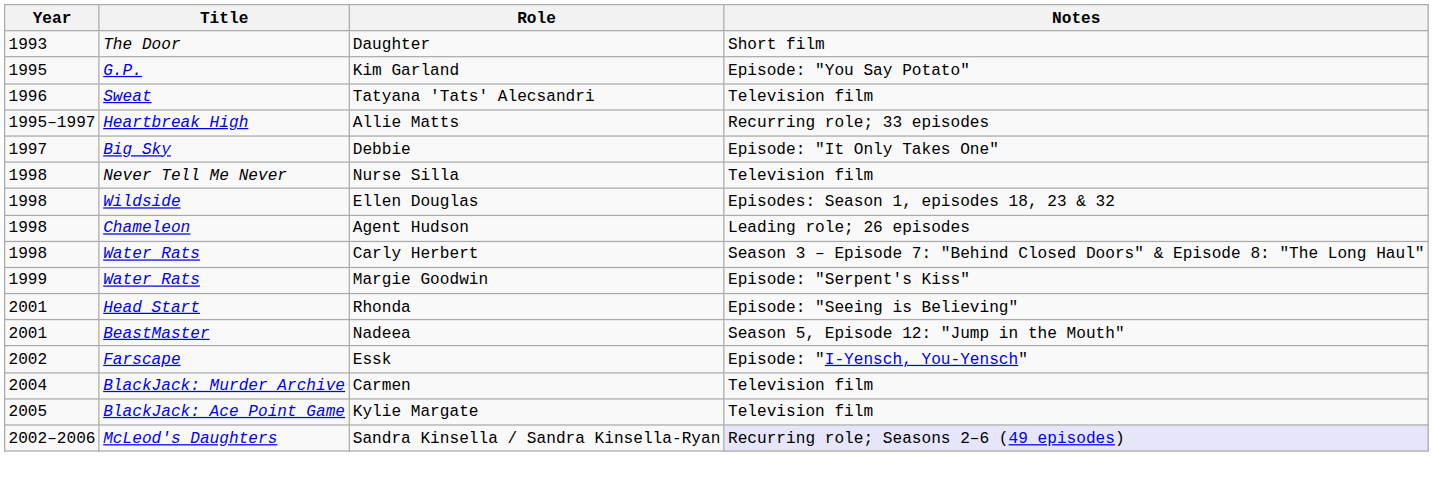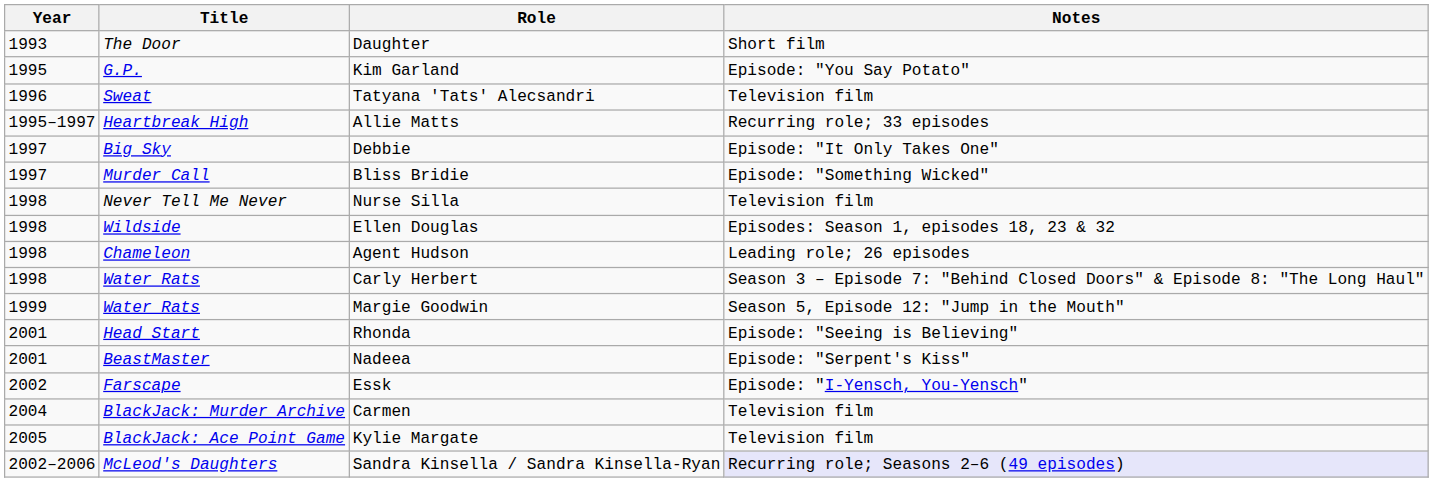+ row: (411, 175)
(849, 280) Episode: "Serpent's Kiss" -> (926, 307) Season 5, Episode 12: "Jump in the Mouth"
(926, 333) Season 5, Episode 12: "Jump in the Mouth" -> (849, 359) Episode: "Serpent's Kiss"
